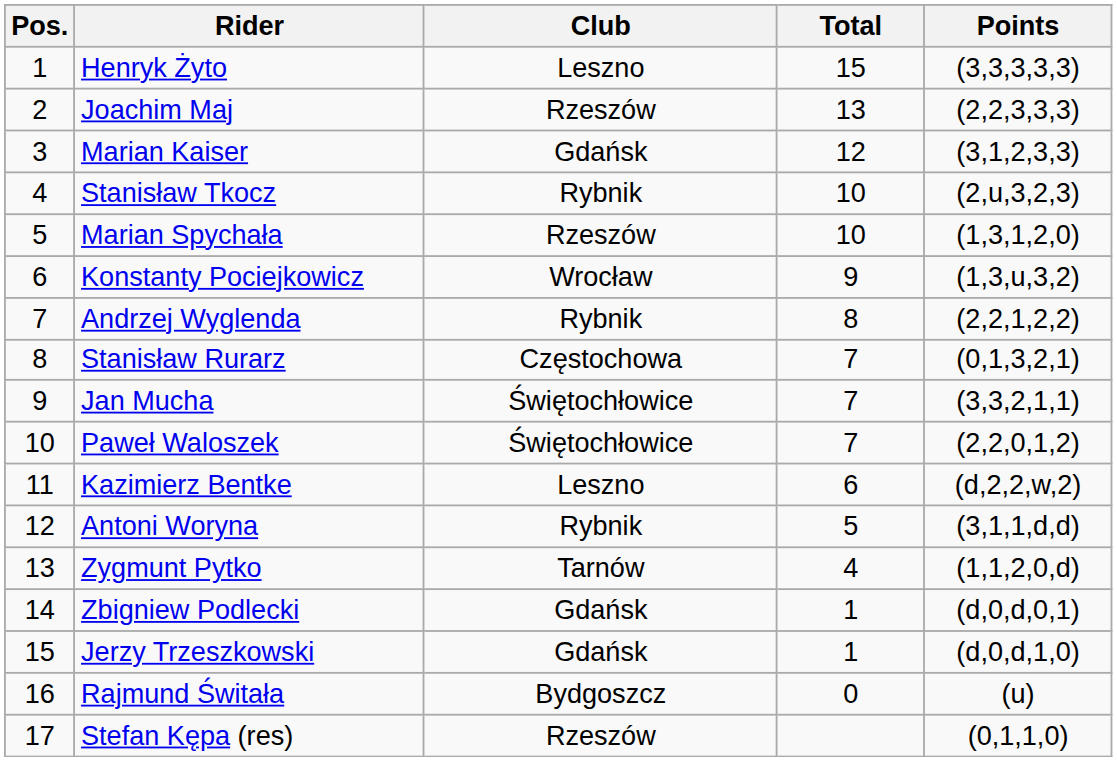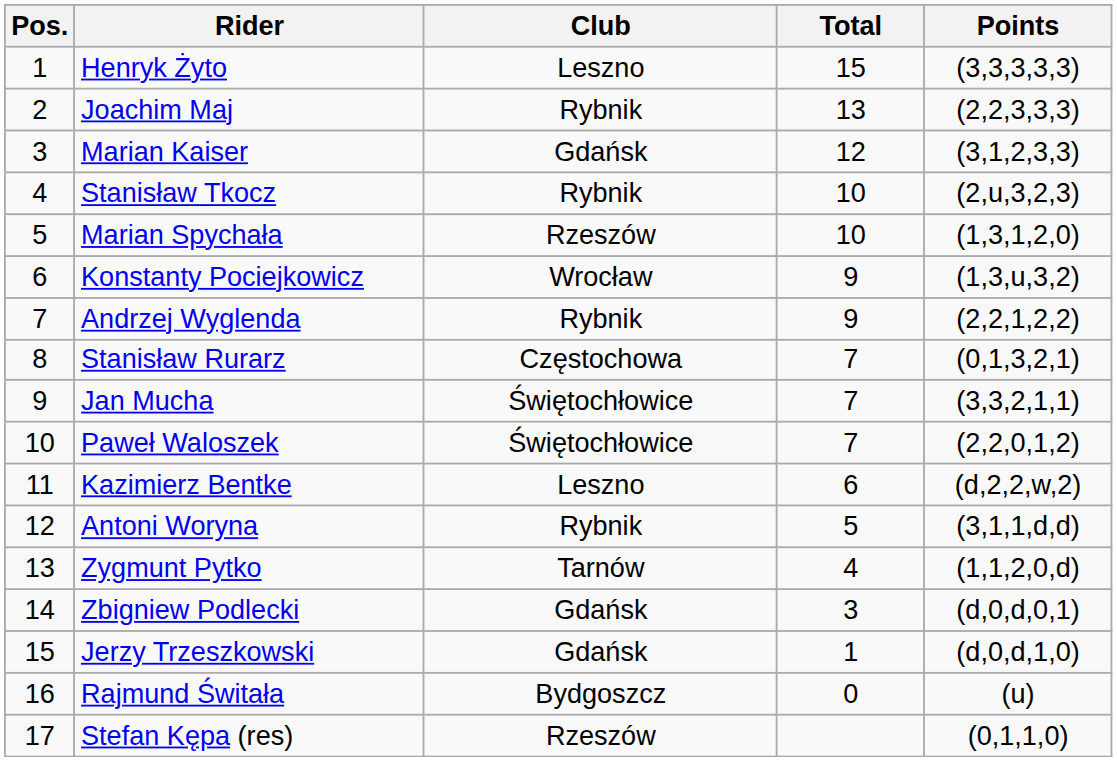(601, 109) Rzeszów -> (601, 109) Rybnik
(851, 318) 8 -> (851, 318) 9
(851, 610) 1 -> (851, 610) 3
